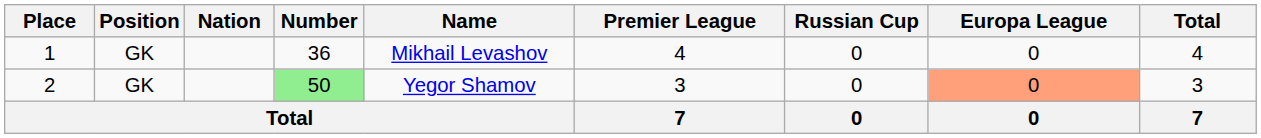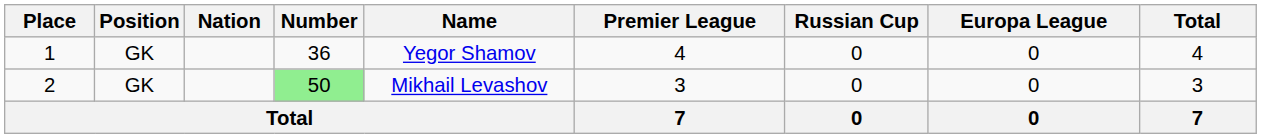(469, 53) Mikhail Levashov -> (469, 53) Yegor Shamov
(469, 85) Yegor Shamov -> (469, 85) Mikhail Levashov
(1034, 85) lightsalmon background -> (1034, 85) no background
